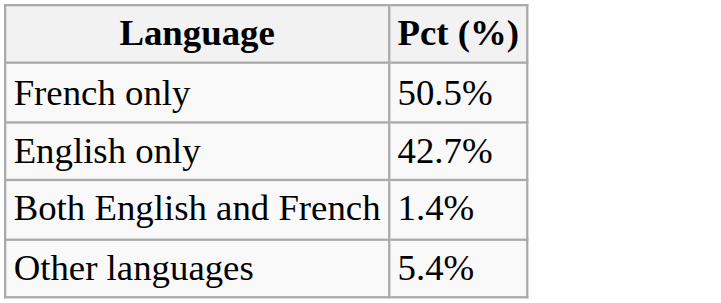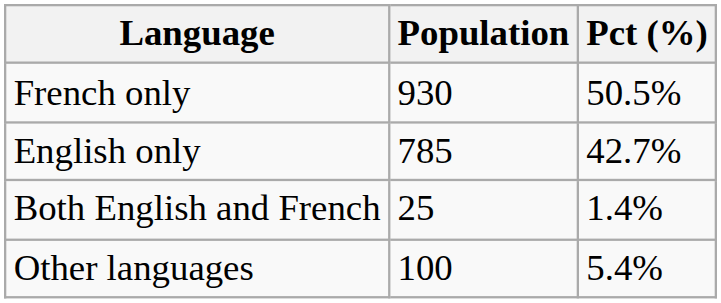+ column: (483, 33)
